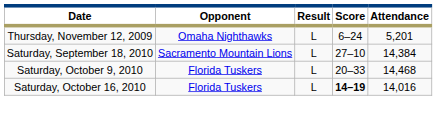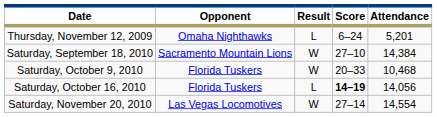(314, 53) L -> (314, 53) W
(314, 70) L -> (314, 70) W
(400, 70) 14,468 -> (400, 70) 10,468
(400, 87) 14,016 -> (400, 87) 14,056
+ row: (80, 104)
